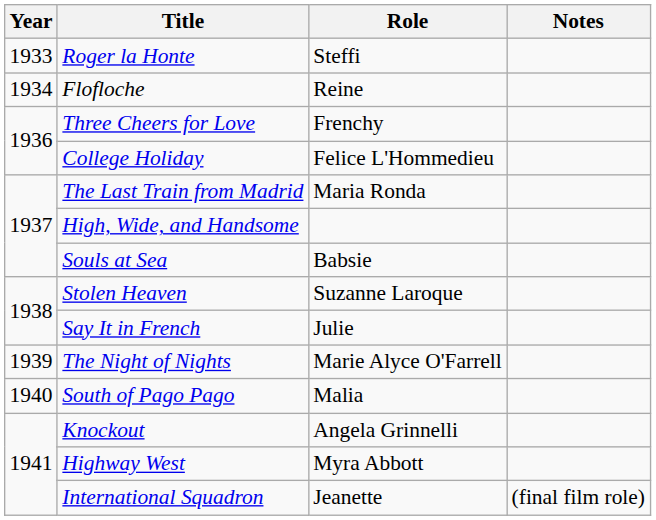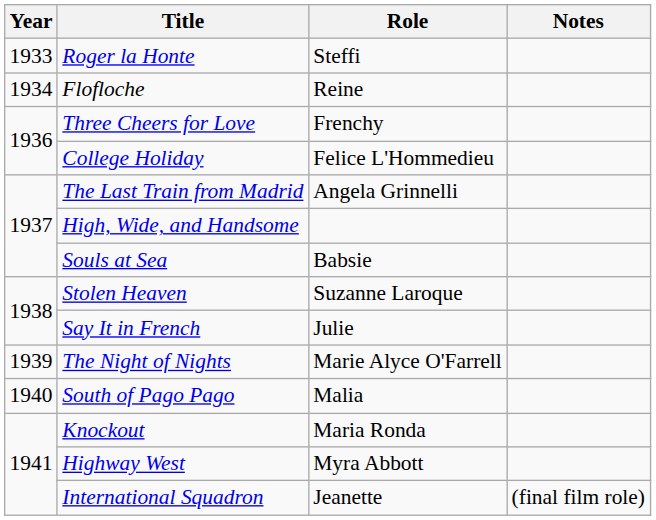(370, 191) Maria Ronda -> (386, 191) Angela Grinnelli
(386, 429) Angela Grinnelli -> (370, 429) Maria Ronda
